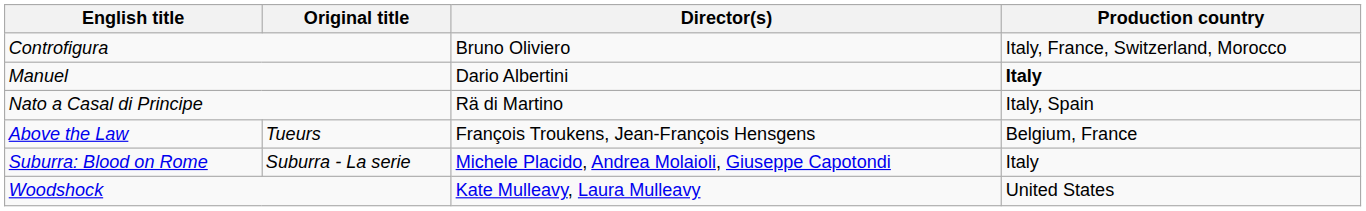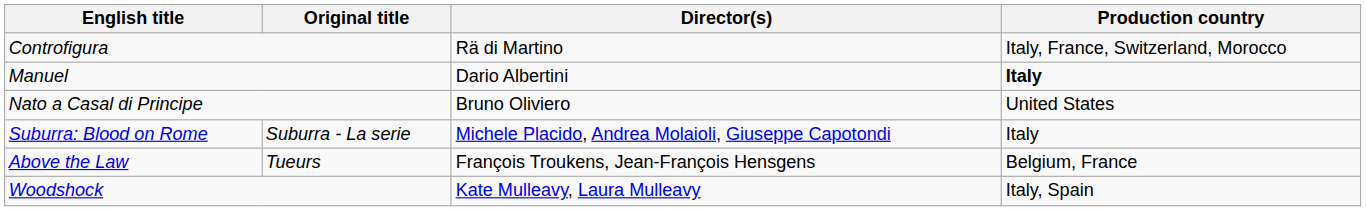(513, 47) Bruno Oliviero -> (509, 47) Rä di Martino
(509, 104) Rä di Martino -> (513, 104) Bruno Oliviero
(1050, 104) Italy, Spain -> (1060, 104) United States
rows swapped: (108, 162) <-> (69, 133)
(1060, 190) United States -> (1050, 190) Italy, Spain
